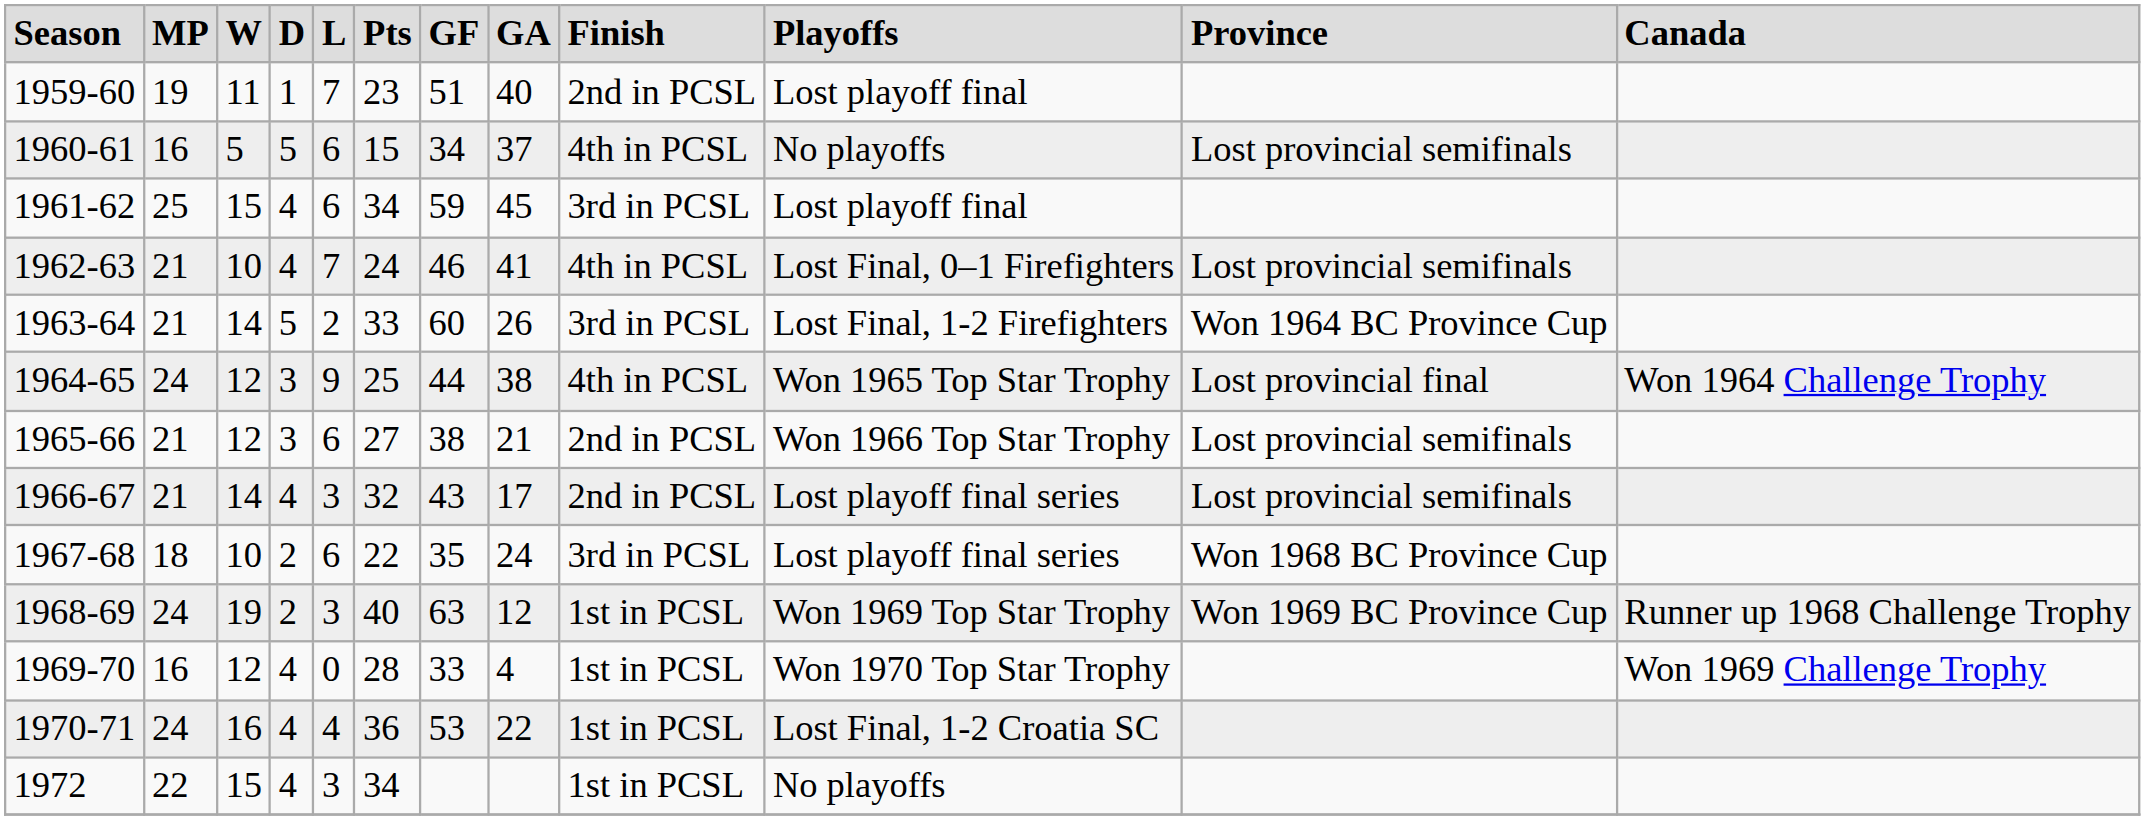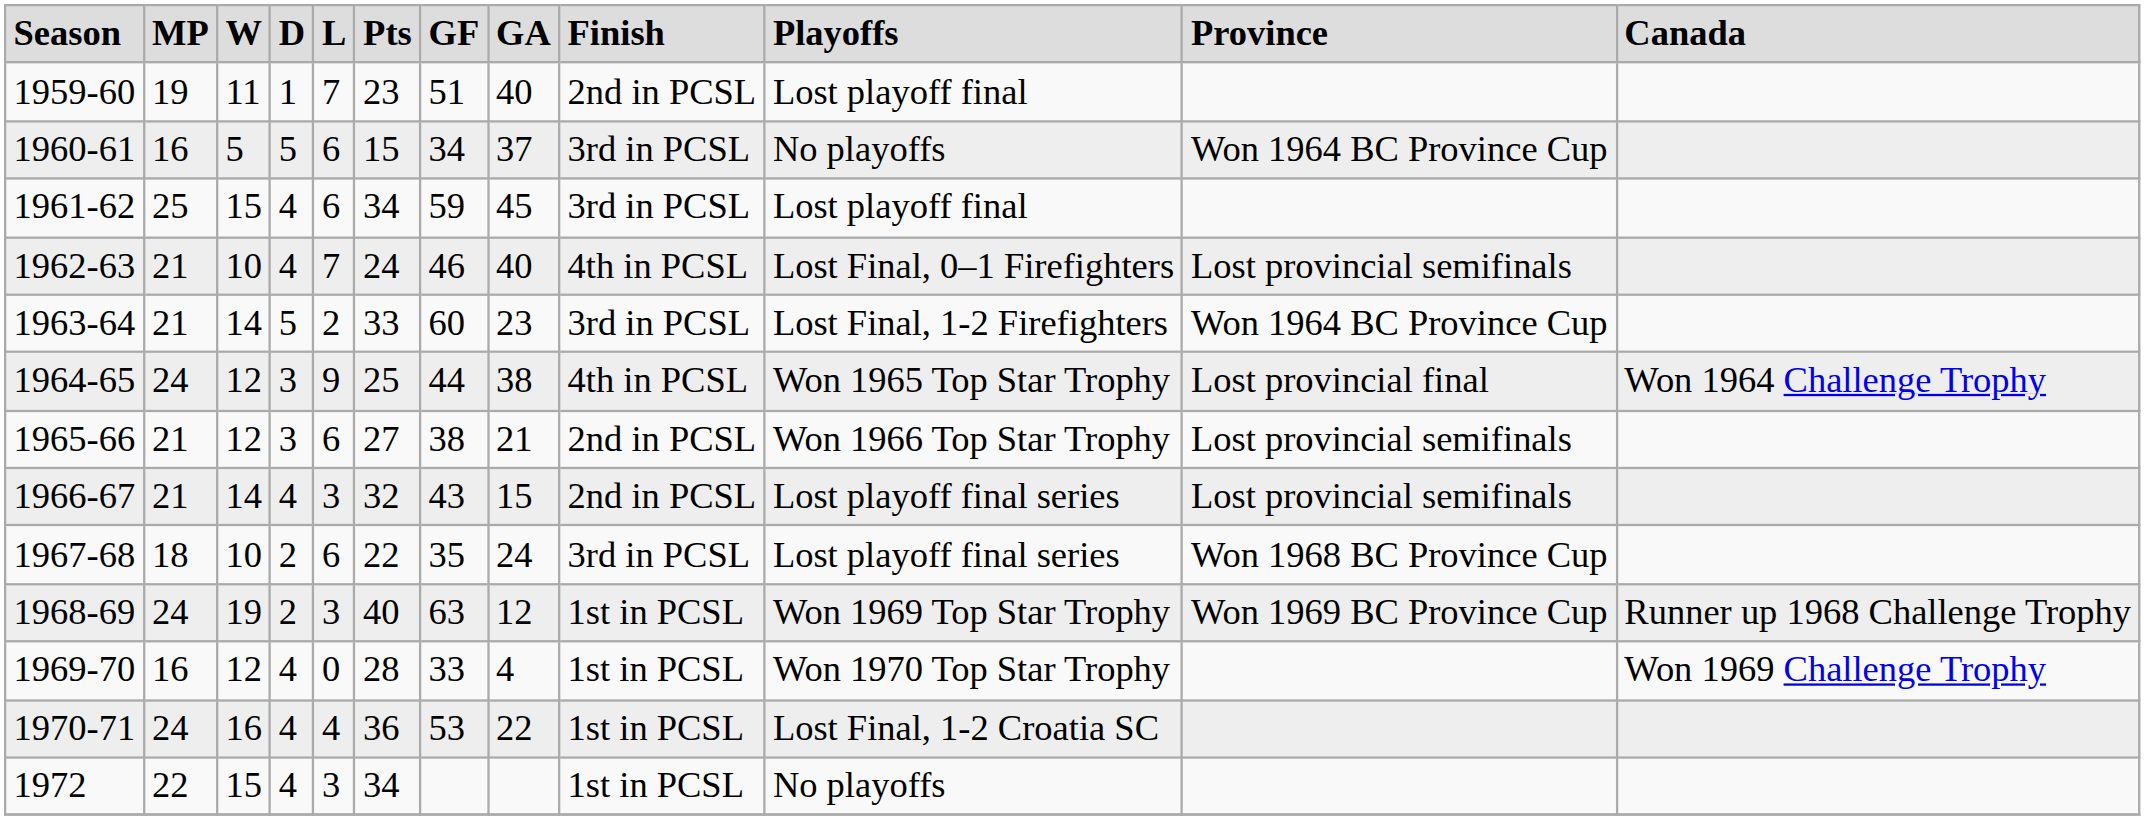(658, 149) 4th in PCSL -> (659, 149) 3rd in PCSL
(1381, 149) Lost provincial semifinals -> (1399, 149) Won 1964 BC Province Cup
(514, 264) 41 -> (514, 264) 40
(514, 322) 26 -> (514, 322) 23
(514, 496) 17 -> (514, 496) 15
